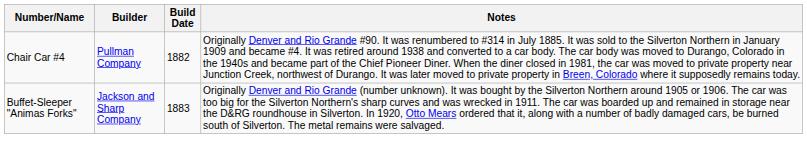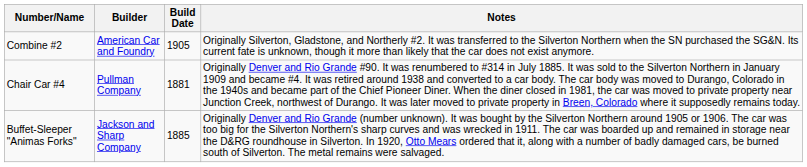+ row: (34, 46)
(178, 57) 1882 -> (178, 85) 1881
(178, 108) 1883 -> (178, 136) 1885
